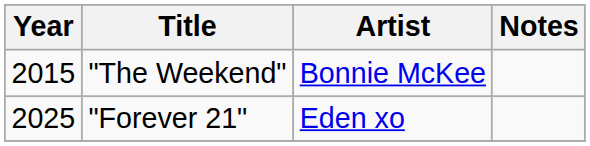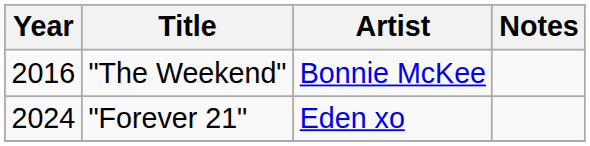(43, 72) 2015 -> (43, 72) 2016
(43, 118) 2025 -> (43, 118) 2024
